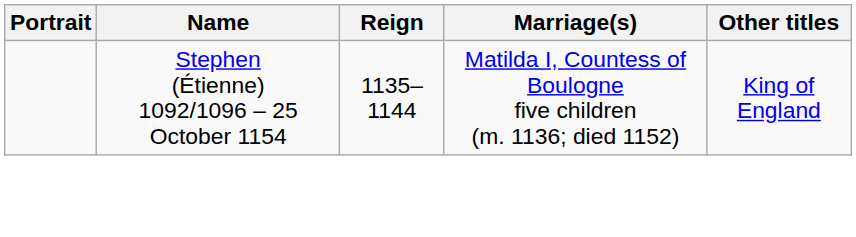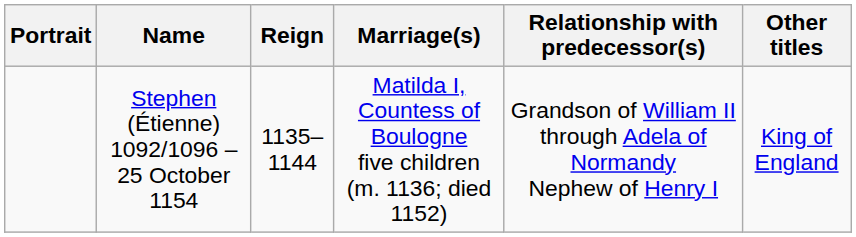+ column: (623, 35)
